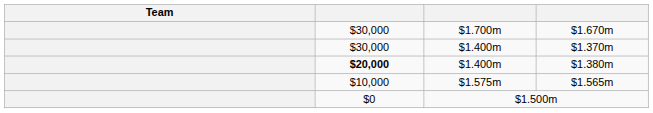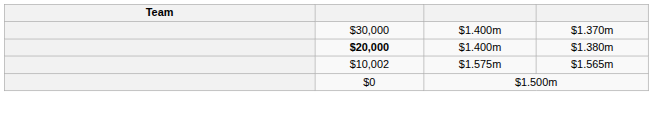- row: (592, 30)
(369, 82) $10,000 -> (369, 64) $10,002
